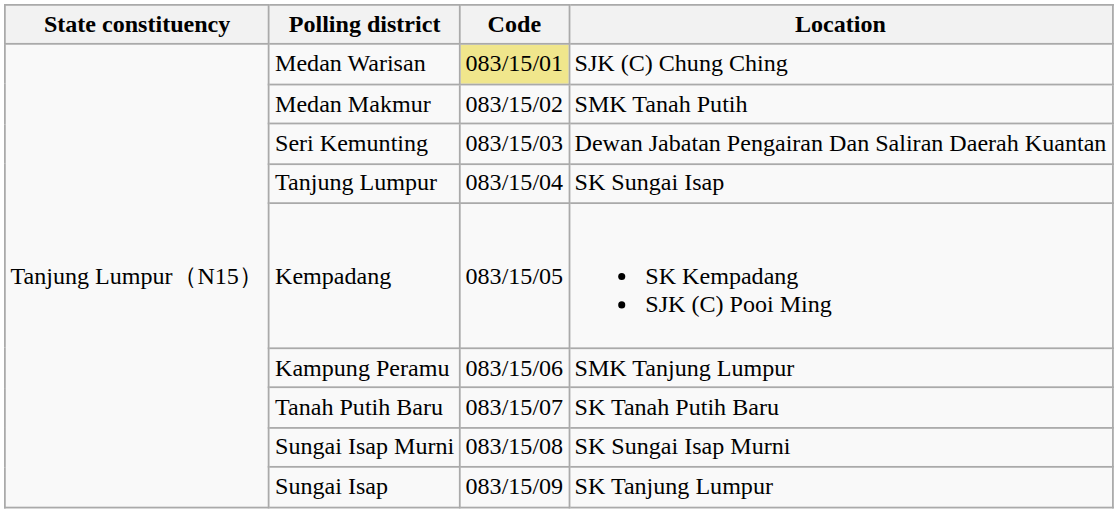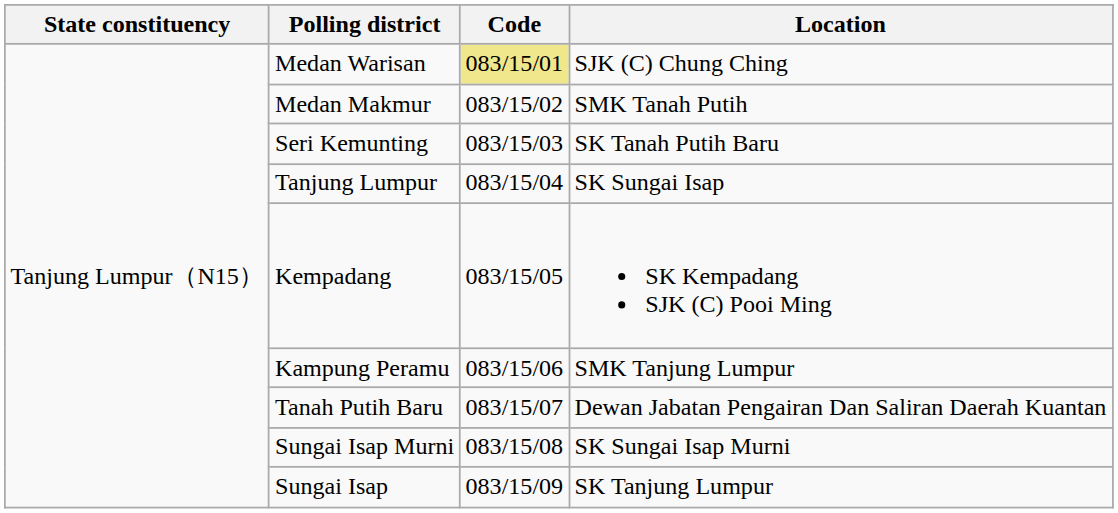(840, 143) Dewan Jabatan Pengairan Dan Saliran Daerah Kuantan -> (677, 143) SK Tanah Putih Baru
(677, 406) SK Tanah Putih Baru -> (840, 406) Dewan Jabatan Pengairan Dan Saliran Daerah Kuantan
